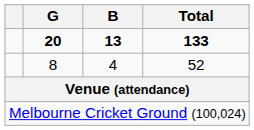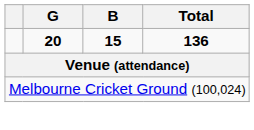(113, 40) 13 -> (113, 40) 15
(196, 40) 133 -> (196, 40) 136
- row: (53, 64)
